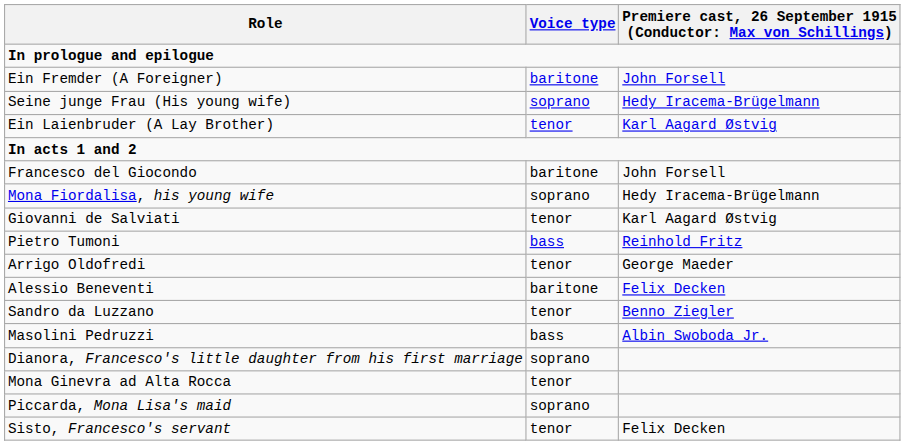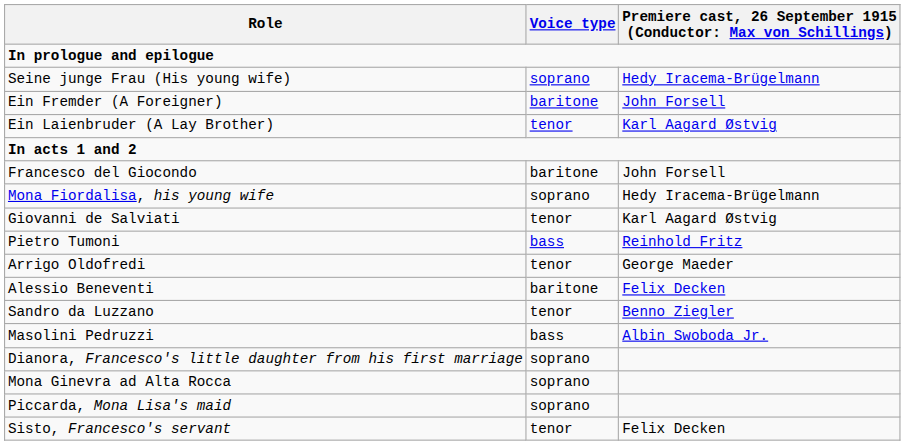rows swapped: (115, 79) <-> (150, 103)
(551, 382) tenor -> (560, 382) soprano
